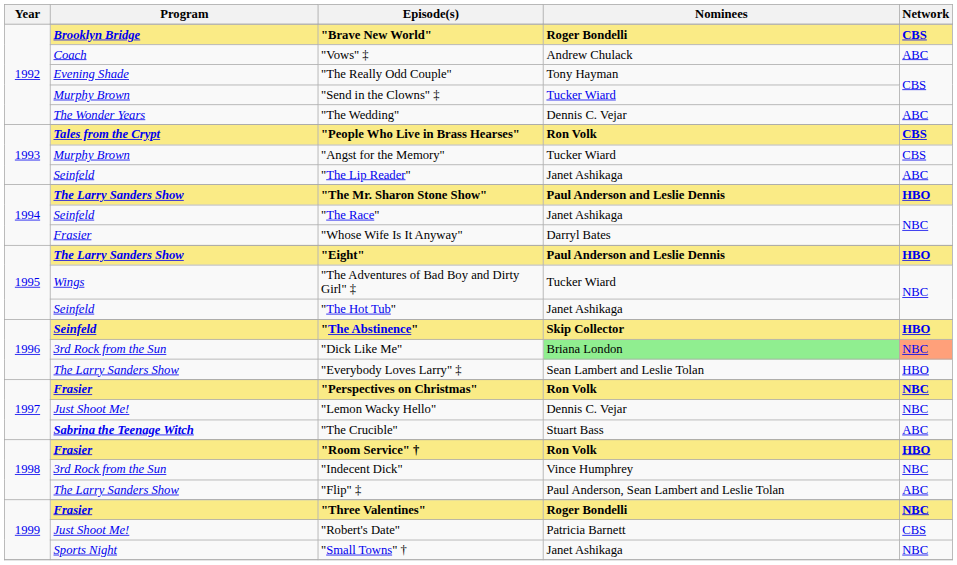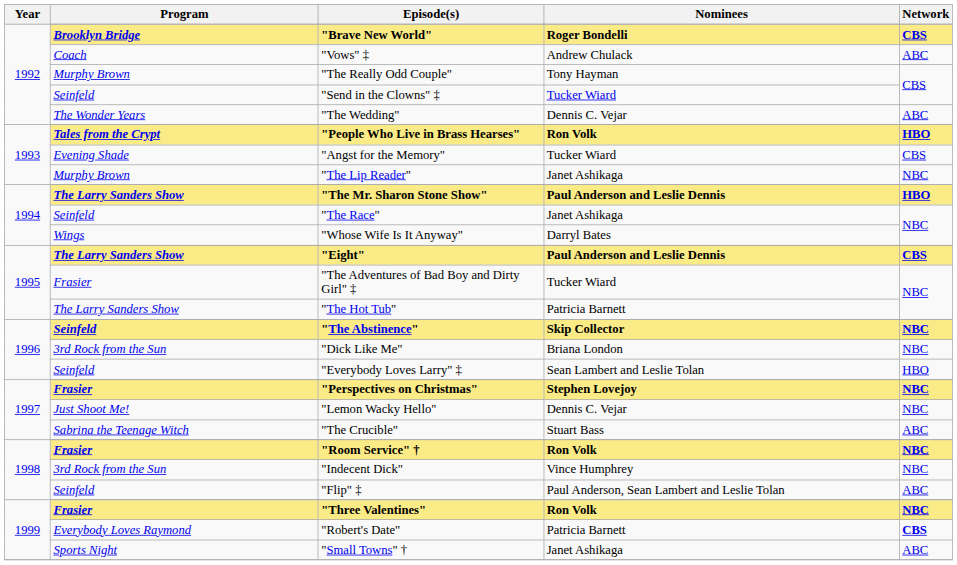(91, 74) Evening Shade -> (92, 74) Murphy Brown
(92, 94) Murphy Brown -> (74, 94) Seinfeld
(915, 134) CBS -> (916, 134) HBO
(92, 154) Murphy Brown -> (91, 154) Evening Shade
(74, 174) Seinfeld -> (92, 174) Murphy Brown
(915, 174) ABC -> (915, 174) NBC
(72, 235) Frasier -> (69, 235) Wings
(916, 255) HBO -> (915, 255) CBS
(69, 282) Wings -> (72, 282) Frasier
(74, 309) Seinfeld -> (116, 309) The Larry Sanders Show
(585, 309) Janet Ashikaga -> (586, 309) Patricia Barnett
(916, 329) HBO -> (916, 329) NBC
(585, 349) lightgreen background -> (585, 349) no background
(915, 349) lightsalmon background -> (915, 349) no background
(116, 369) The Larry Sanders Show -> (74, 369) Seinfeld
(572, 389) Ron Volk -> (592, 389) Stephen Lovejoy
(124, 429) bold -> (121, 429) normal
(916, 449) HBO -> (916, 449) NBC
(116, 489) The Larry Sanders Show -> (74, 489) Seinfeld
(587, 509) Roger Bondelli -> (572, 509) Ron Volk
(91, 529) Just Shoot Me! -> (122, 529) Everybody Loves Raymond
(914, 529) normal -> (915, 529) bold
(915, 549) NBC -> (915, 549) ABC
